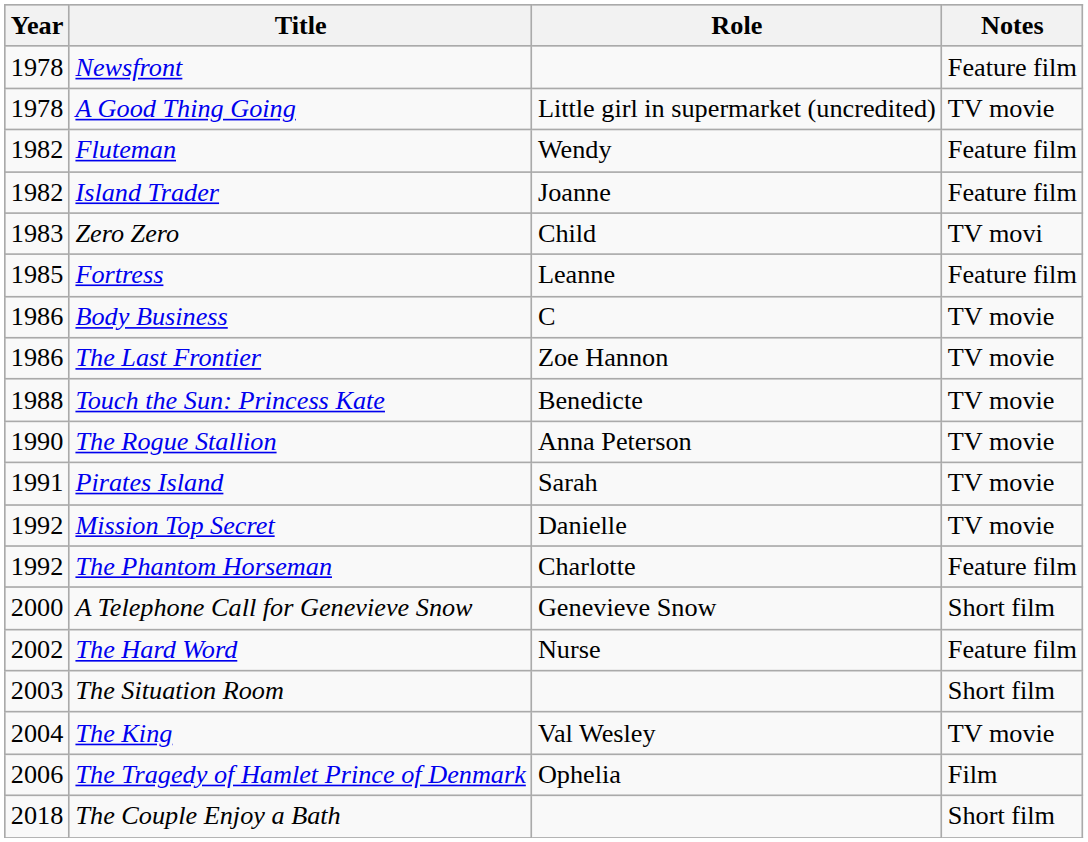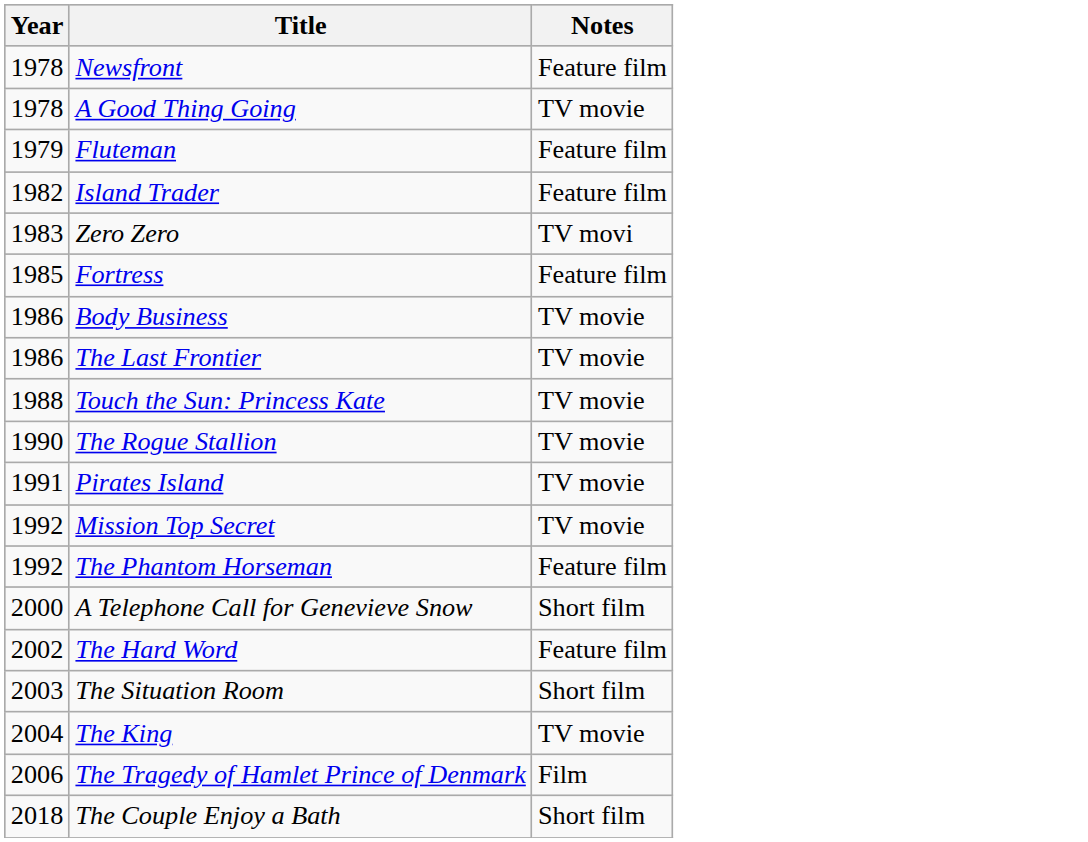- column: (737, 25)
(37, 150) 1982 -> (37, 150) 1979
